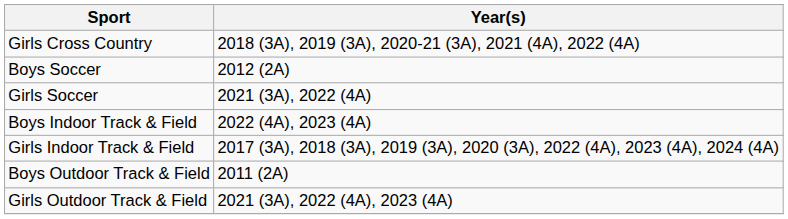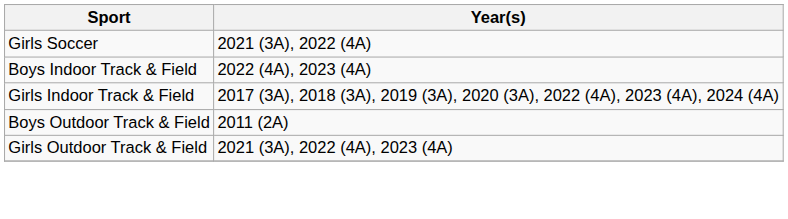- row: (80, 43)
- row: (55, 69)
